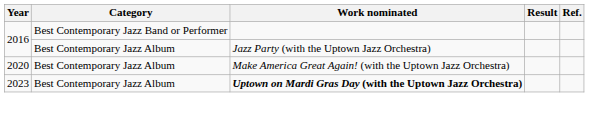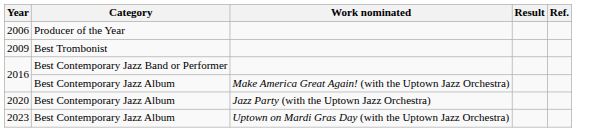+ row: (18, 30)
+ row: (18, 48)
(332, 48) Jazz Party (with the Uptown Jazz Orchestra) -> (371, 83) Make America Great Again! (with the Uptown Jazz Orchestra)
(371, 65) Make America Great Again! (with the Uptown Jazz Orchestra) -> (332, 100) Jazz Party (with the Uptown Jazz Orchestra)
(377, 83) bold -> (371, 118) normal
